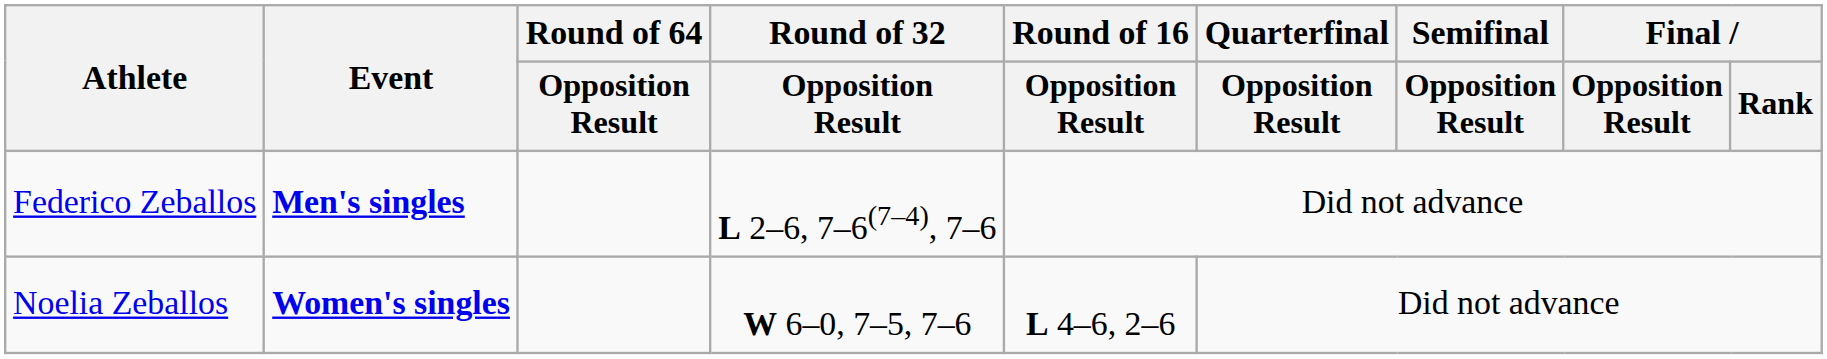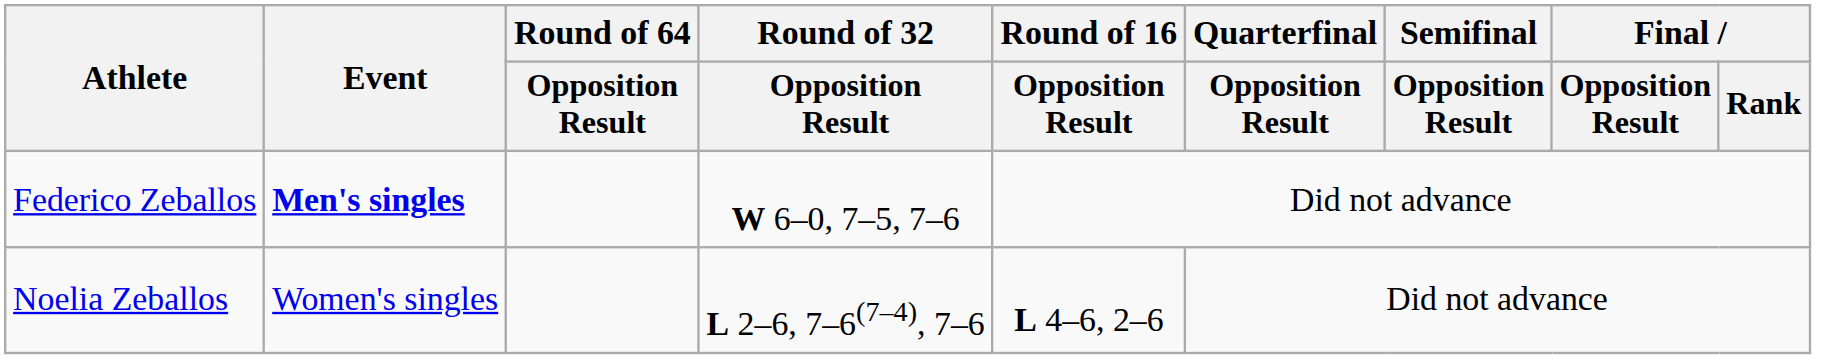(857, 223) L 2–6, 7–6(7–4), 7–6 -> (846, 218) W 6–0, 7–5, 7–6
(391, 303) bold -> (385, 299) normal
(857, 323) W 6–0, 7–5, 7–6 -> (846, 319) L 2–6, 7–6(7–4), 7–6
